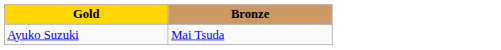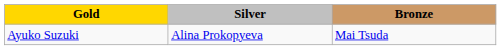+ column: (250, 14)
